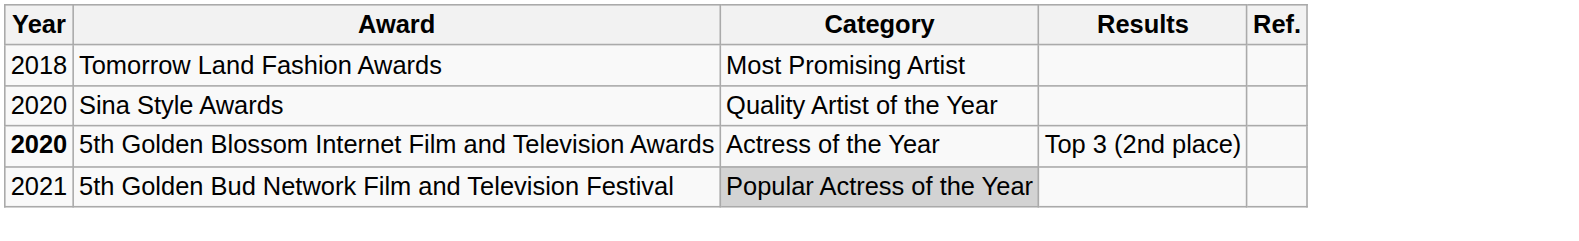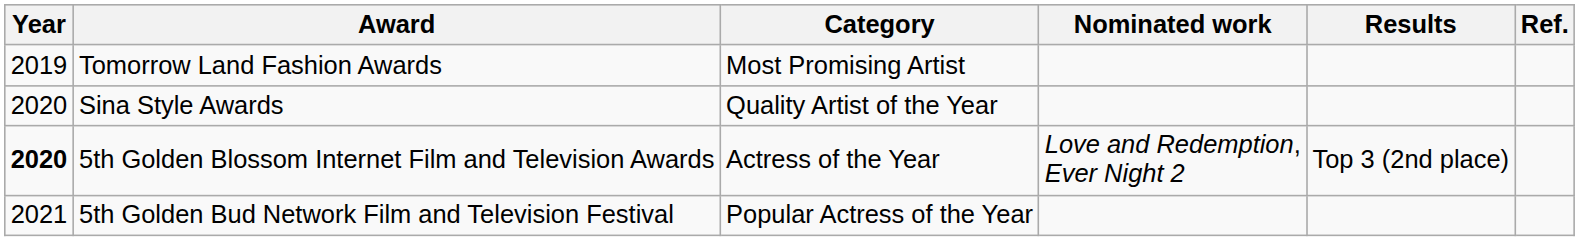+ column: (1173, 24)
(39, 65) 2018 -> (39, 65) 2019
(880, 186) lightgrey background -> (880, 214) no background
